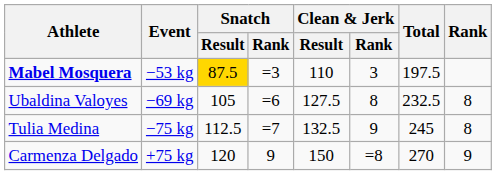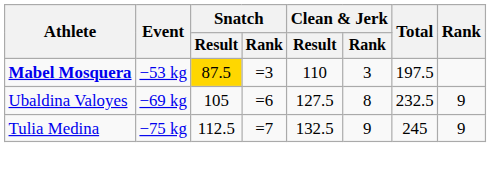(468, 100) 8 -> (461, 100) 9
(468, 128) 8 -> (461, 128) 9
- row: (73, 156)
